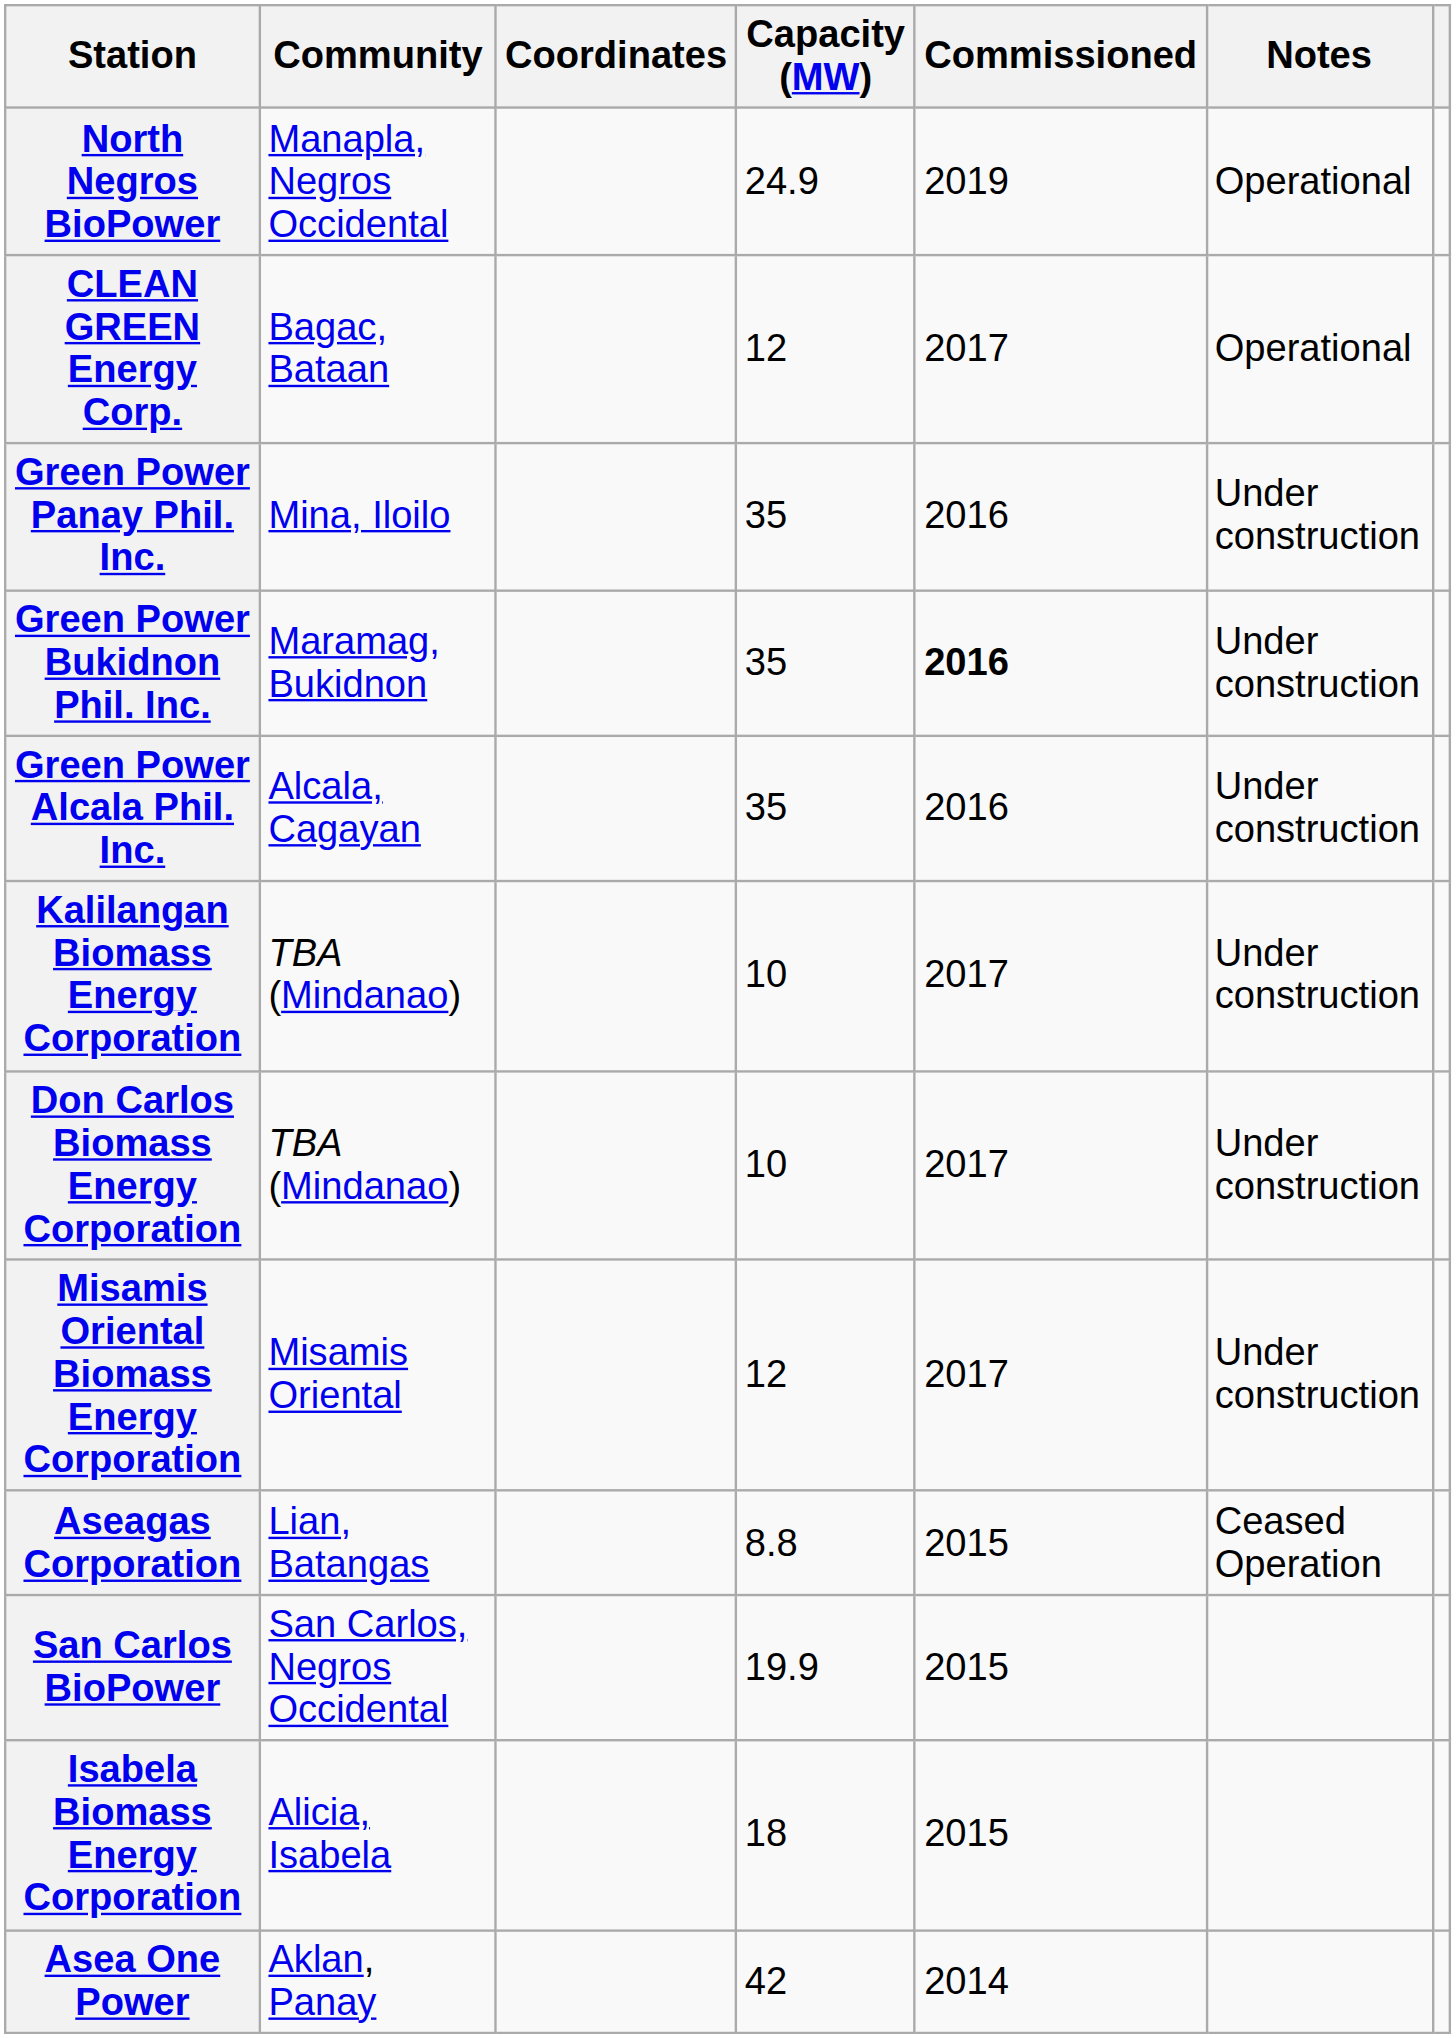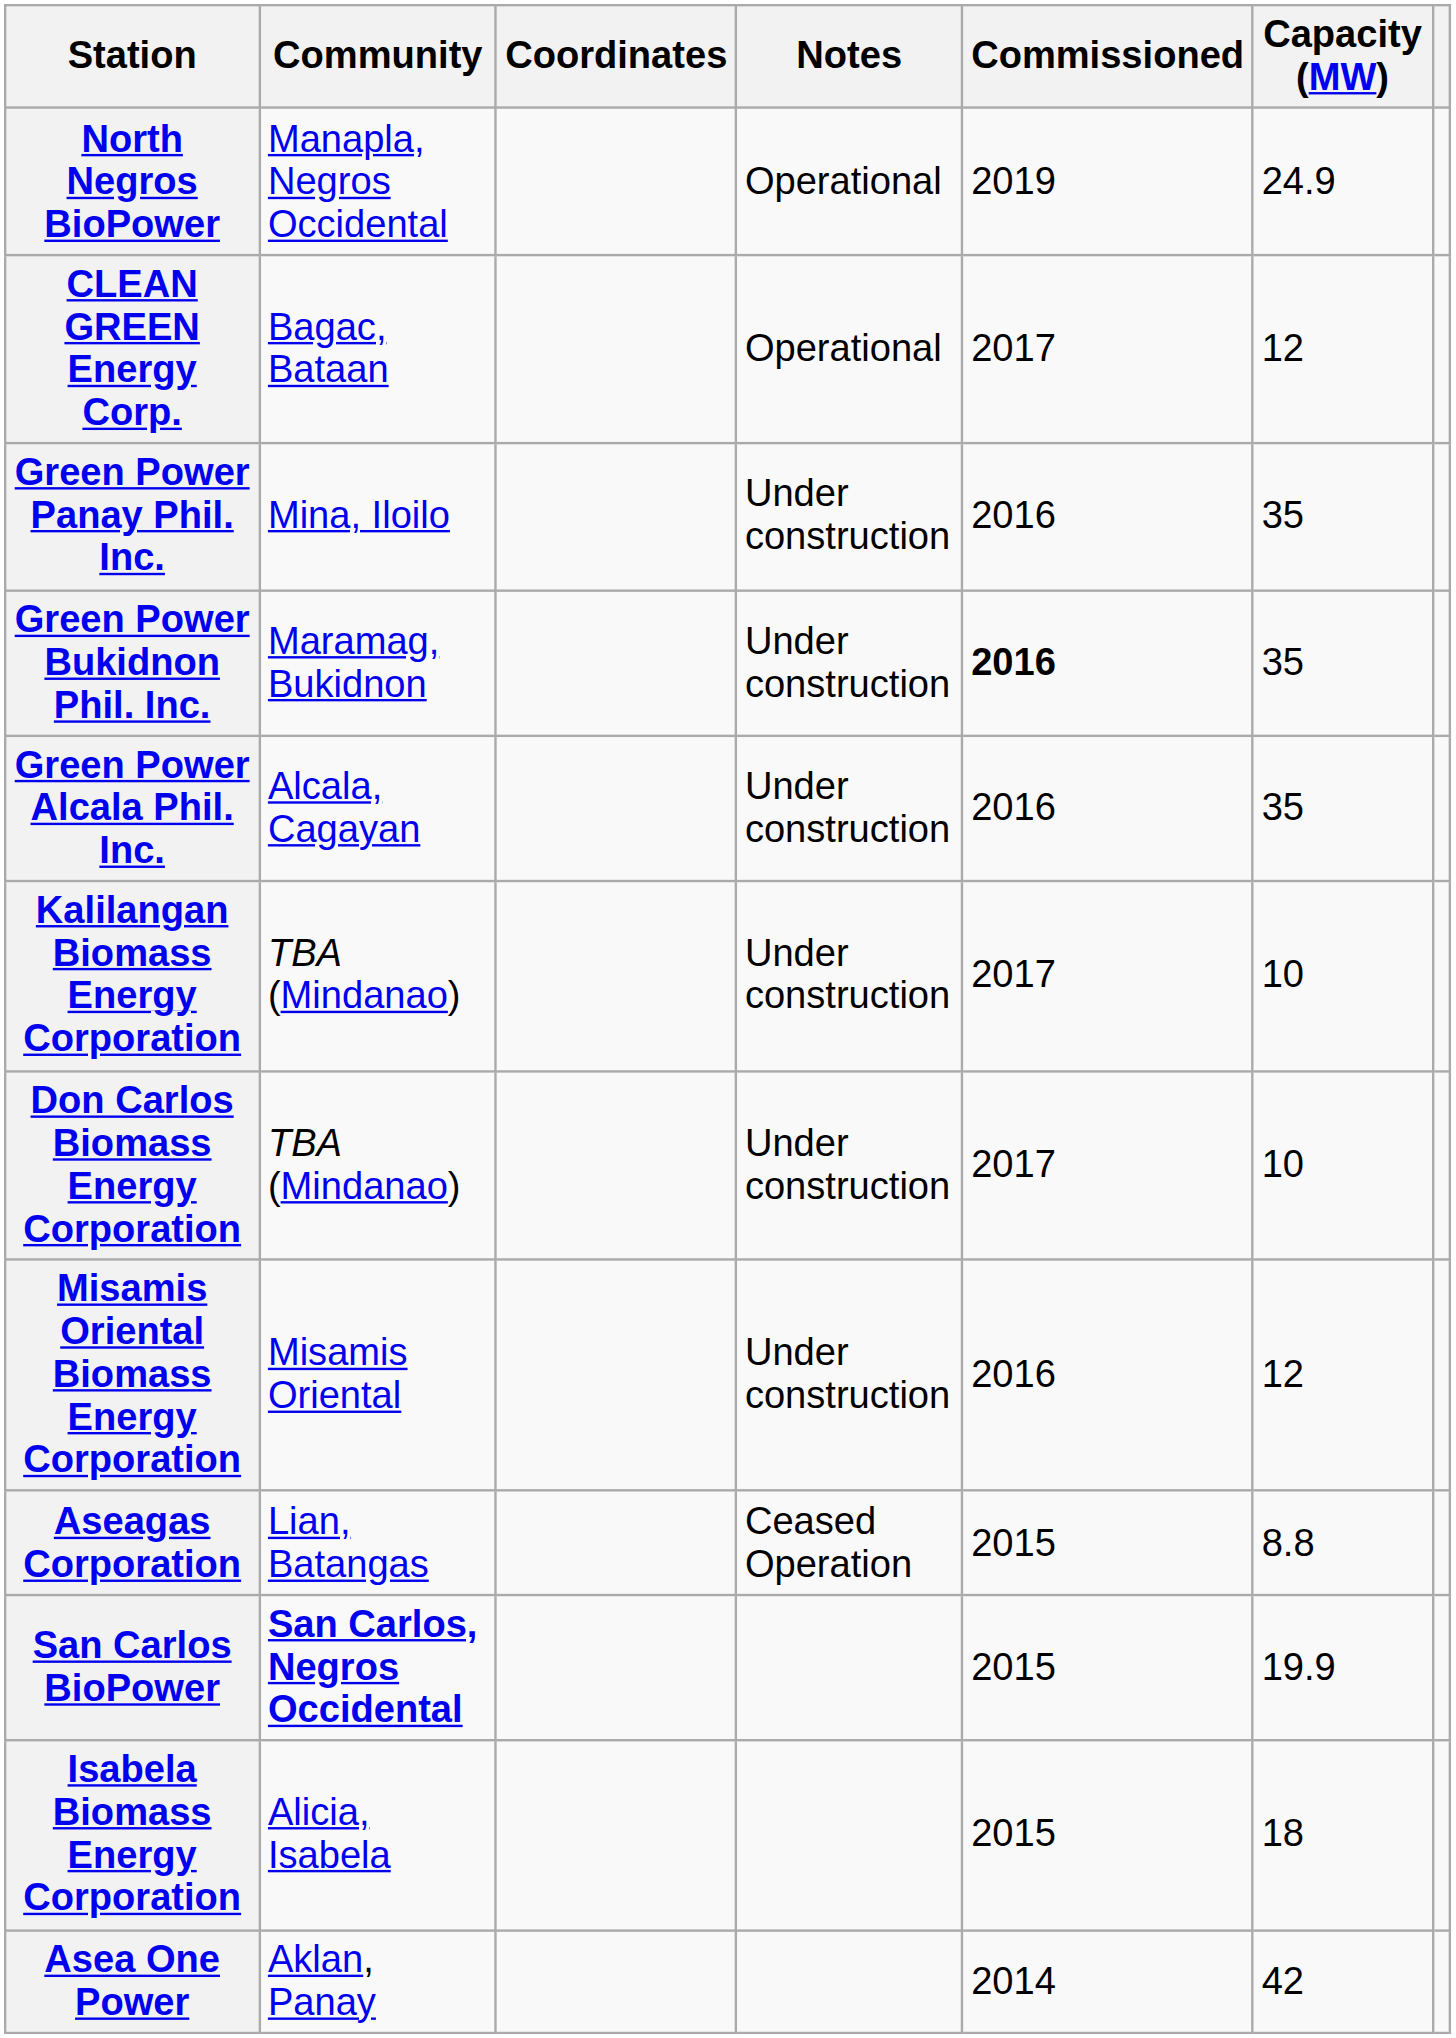columns swapped: (826, 56) <-> (1319, 56)
(967, 1374) 2017 -> (1013, 1374) 2016
(368, 1666) normal -> (373, 1666) bold
